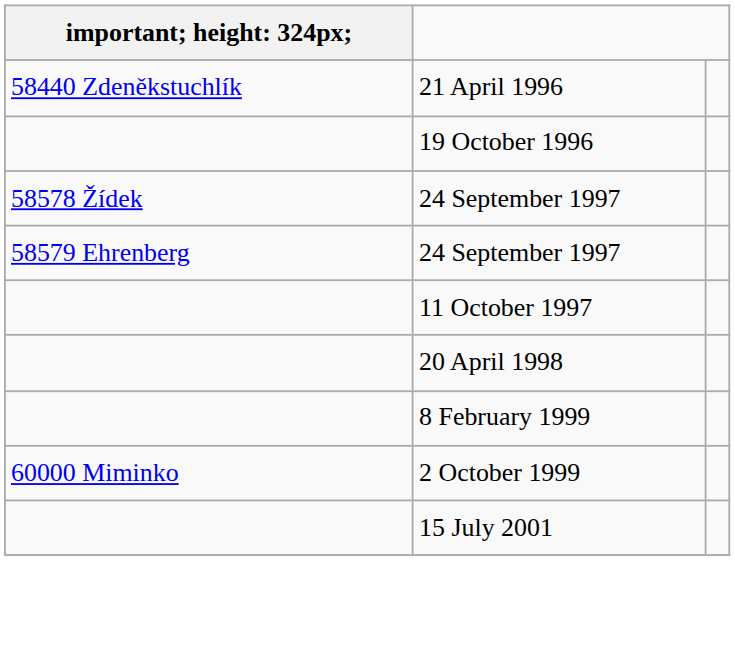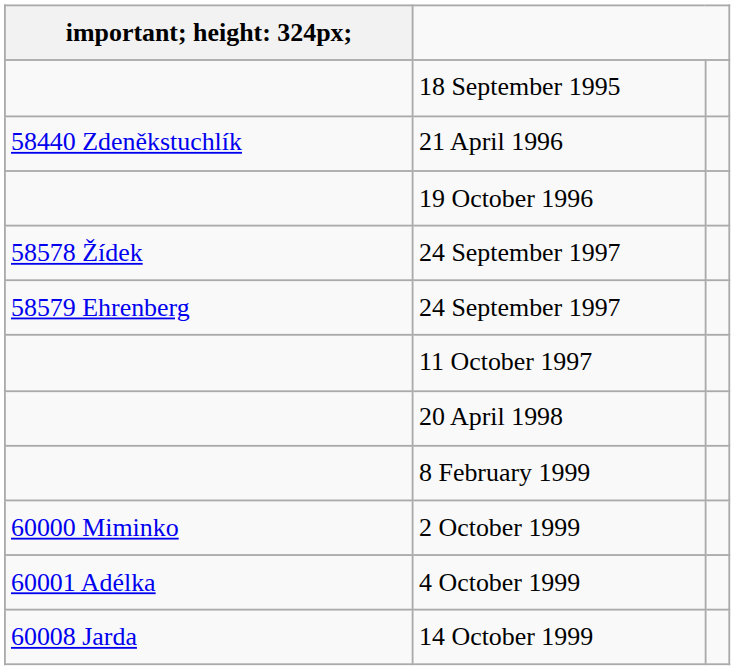+ row: (209, 88)
+ row: (83, 581)
+ row: (74, 636)
- row: (209, 528)
